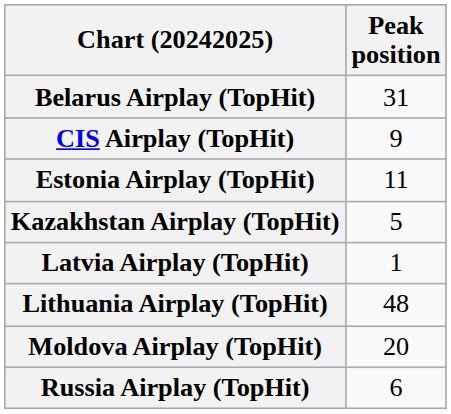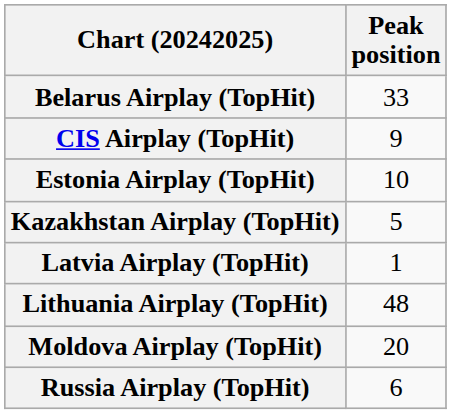(396, 96) 31 -> (396, 96) 33
(396, 179) 11 -> (396, 179) 10
